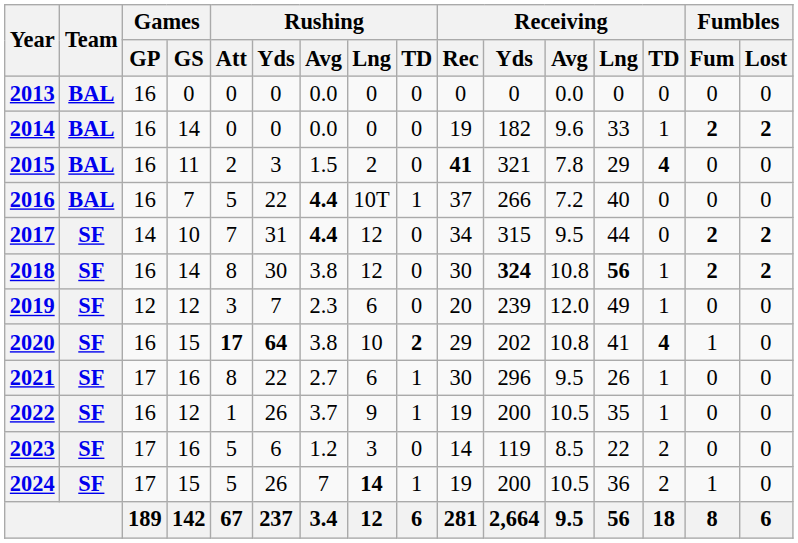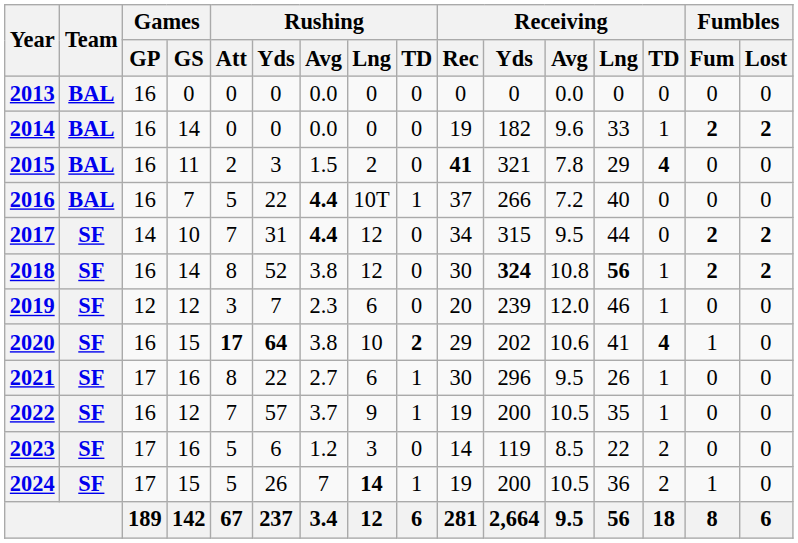(276, 270) 30 -> (276, 270) 52
(619, 306) 49 -> (619, 306) 46
(569, 341) 10.8 -> (569, 341) 10.6
(231, 413) 1 -> (231, 413) 7
(276, 413) 26 -> (276, 413) 57
